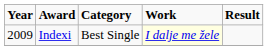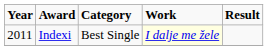(20, 34) 2009 -> (20, 34) 2011
